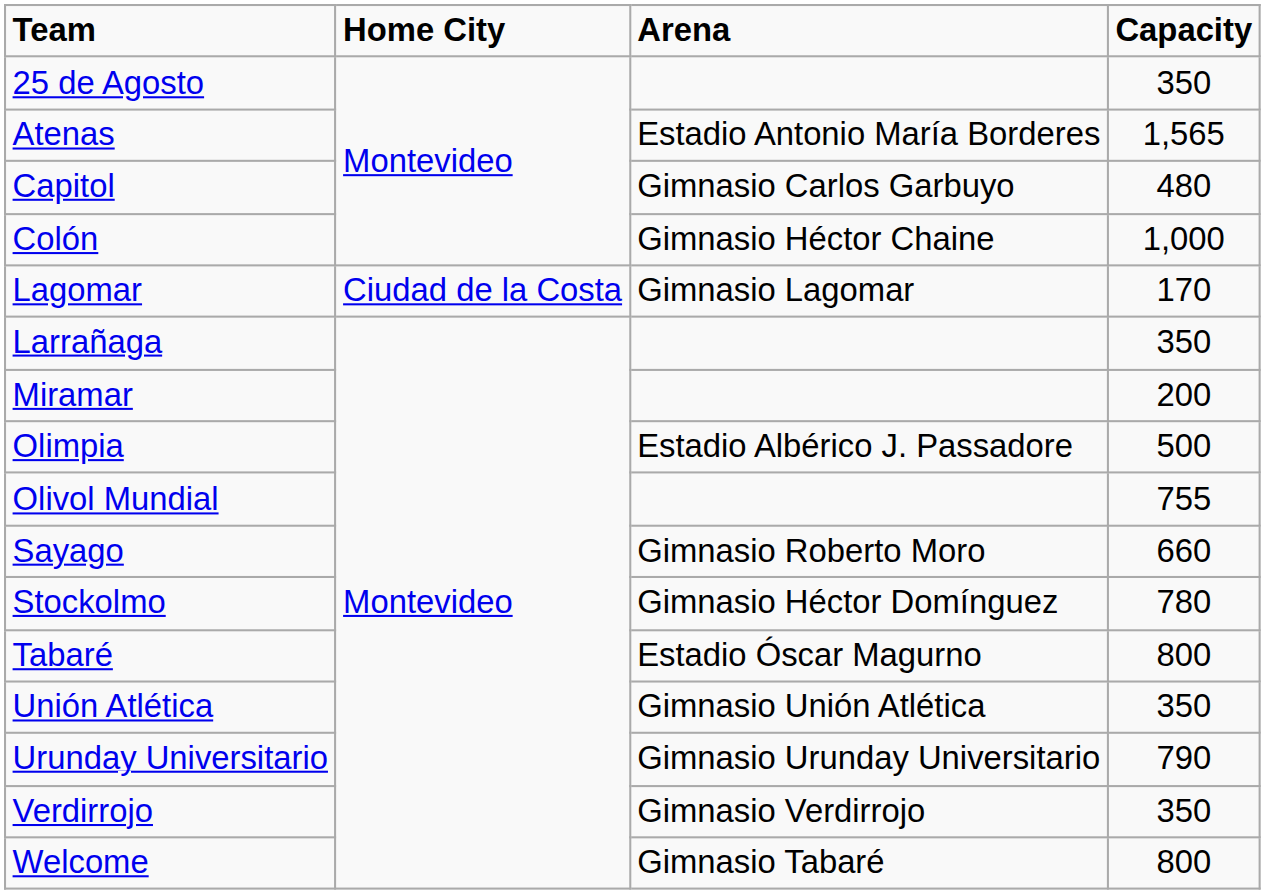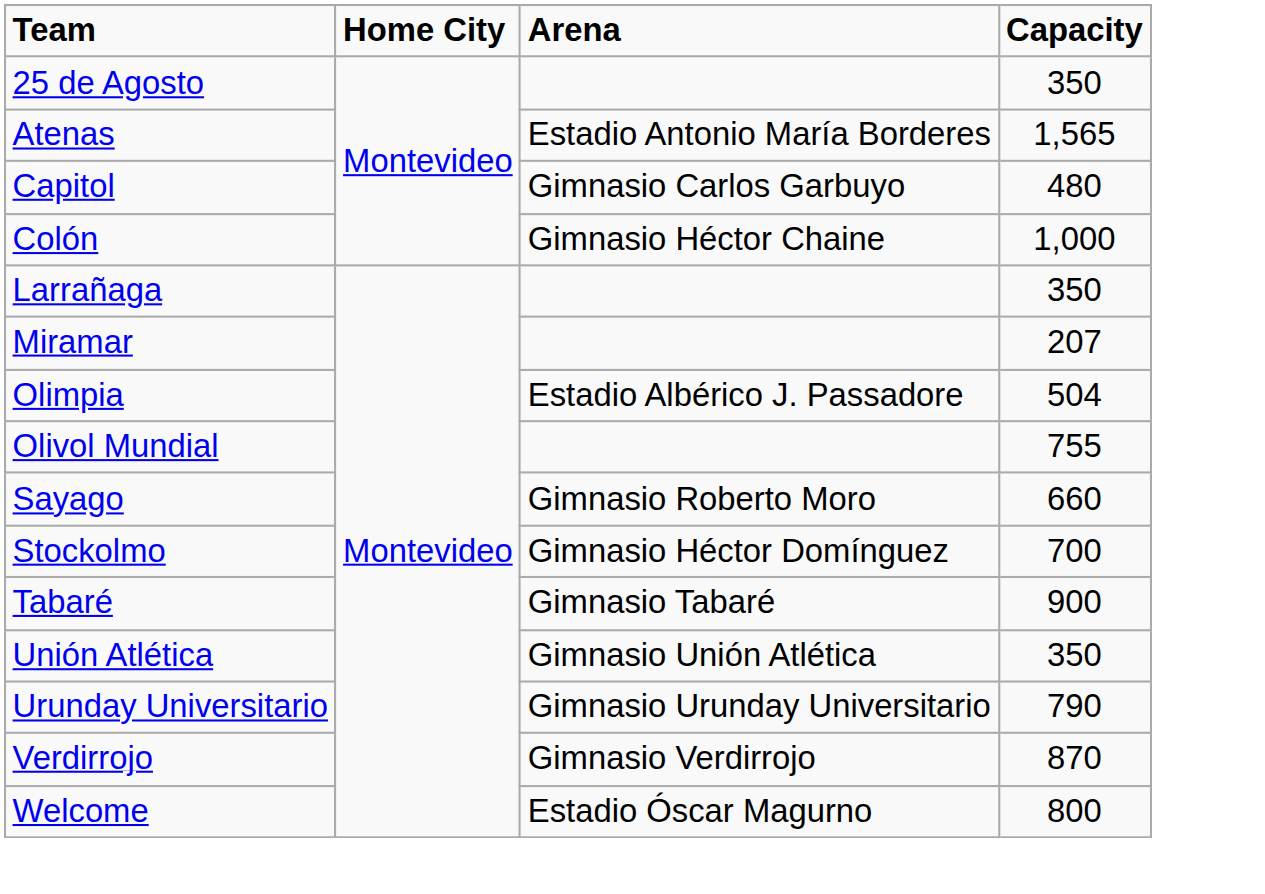- row: (77, 290)
(1184, 394) 200 -> (1074, 342) 207
(1184, 446) 500 -> (1074, 394) 504
(1184, 602) 780 -> (1074, 550) 700
(809, 654) Estadio Óscar Magurno -> (651, 602) Gimnasio Tabaré
(1184, 654) 800 -> (1074, 602) 900
(1184, 810) 350 -> (1074, 758) 870
(761, 862) Gimnasio Tabaré -> (700, 810) Estadio Óscar Magurno
